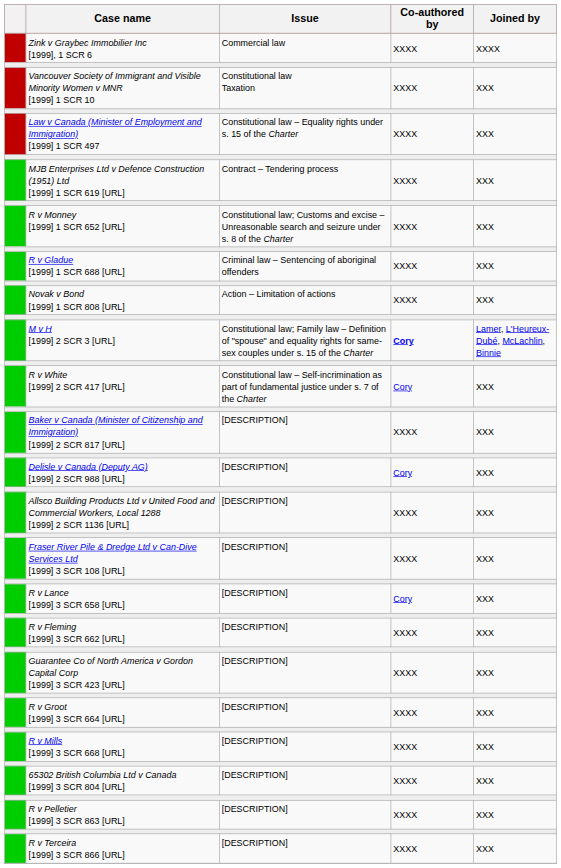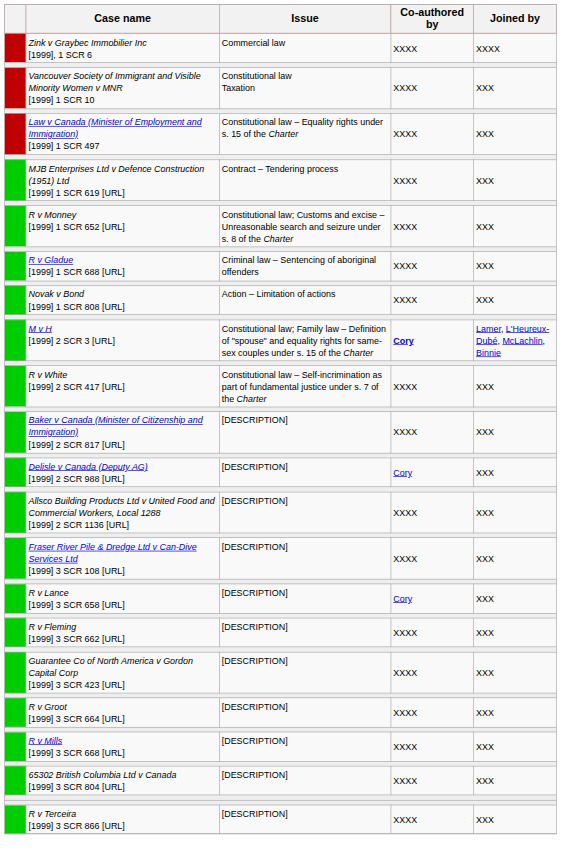(403, 387) Cory -> (405, 387) XXXX
- row: (77, 815)
